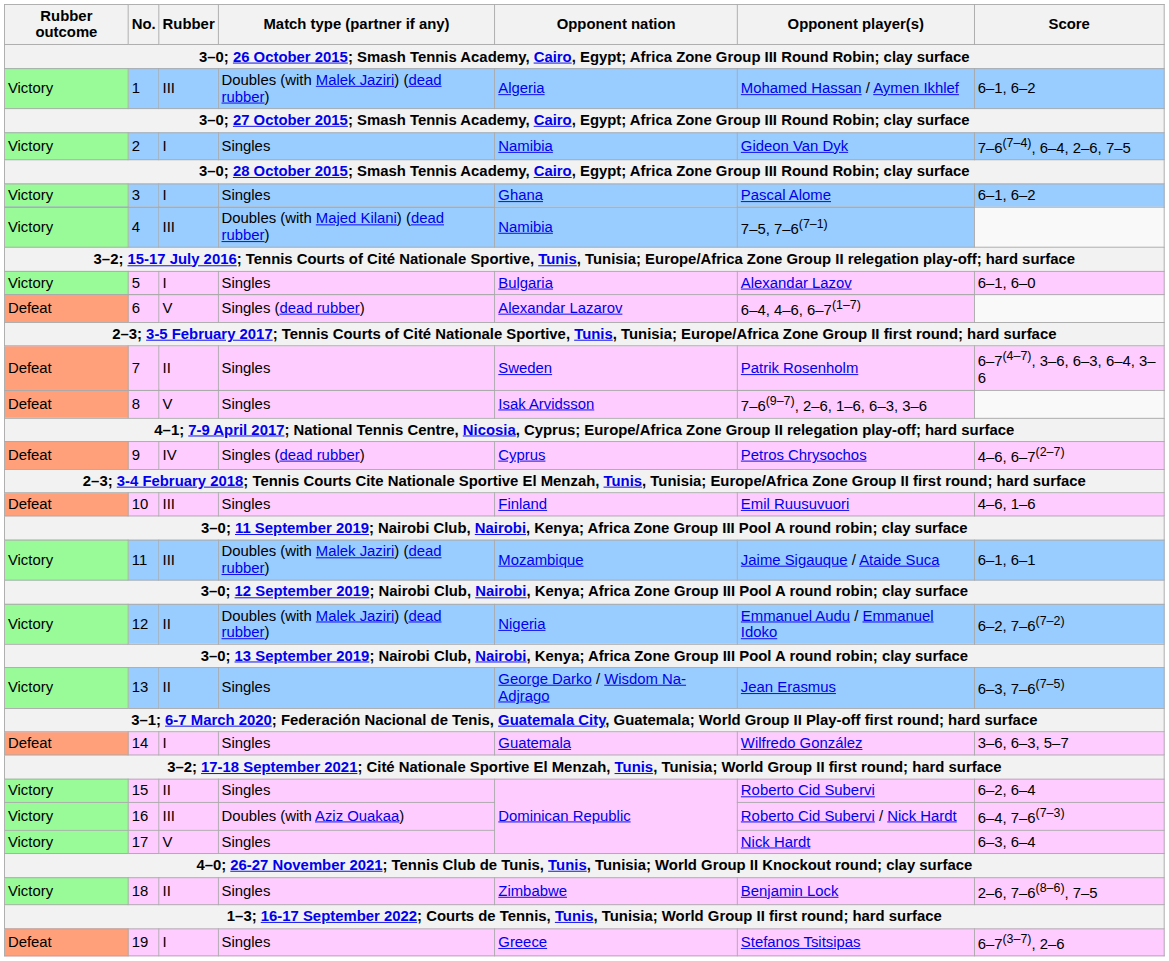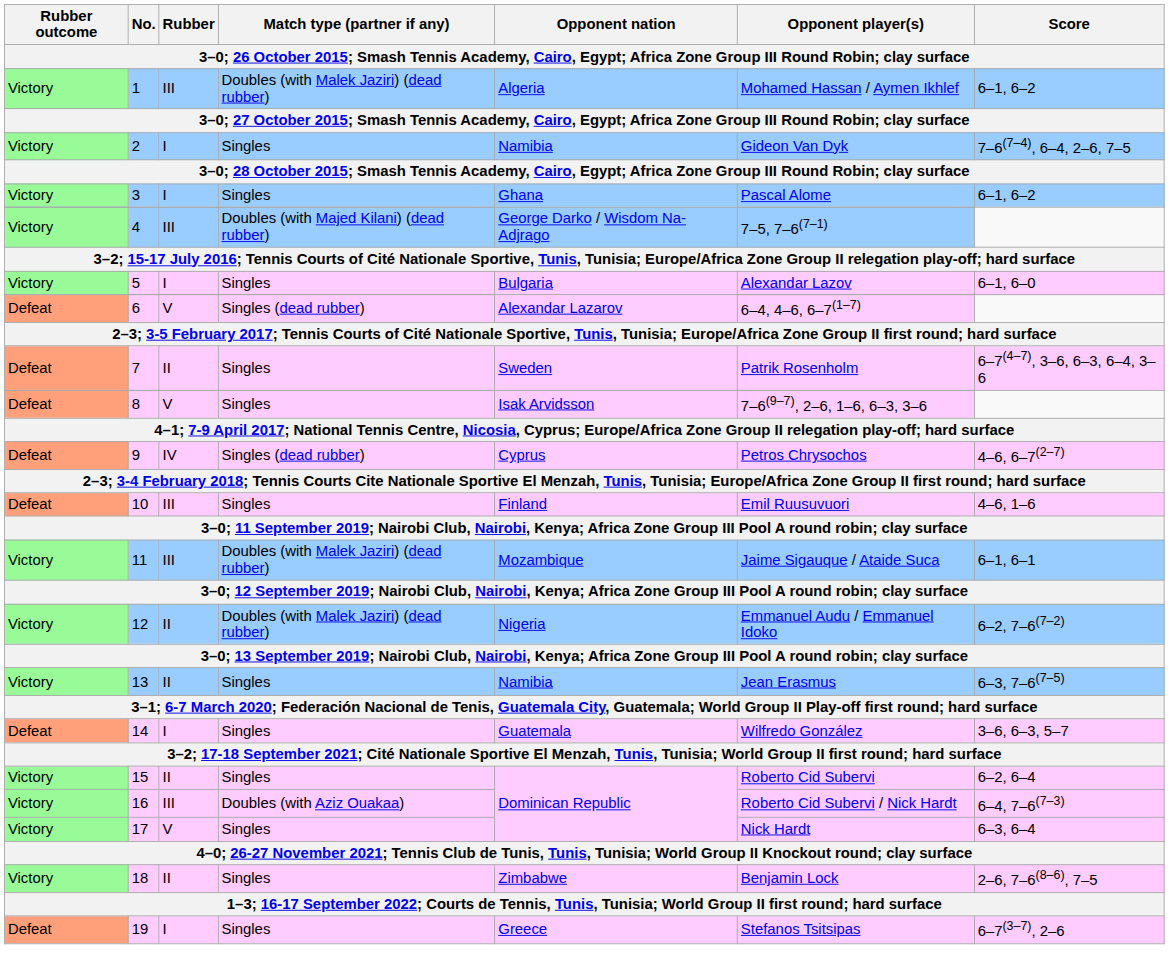(526, 227) Namibia -> (592, 227) George Darko / Wisdom Na-Adjrago
(592, 688) George Darko / Wisdom Na-Adjrago -> (526, 681) Namibia
